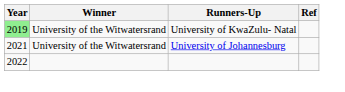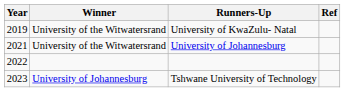(17, 29) lightgreen background -> (17, 29) no background
+ row: (244, 78)
